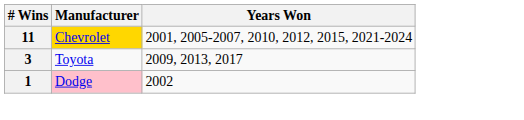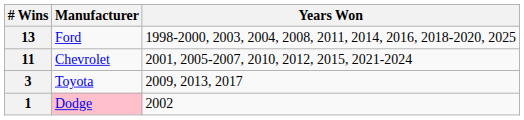+ row: (28, 37)
(82, 37) gold background -> (82, 59) no background
